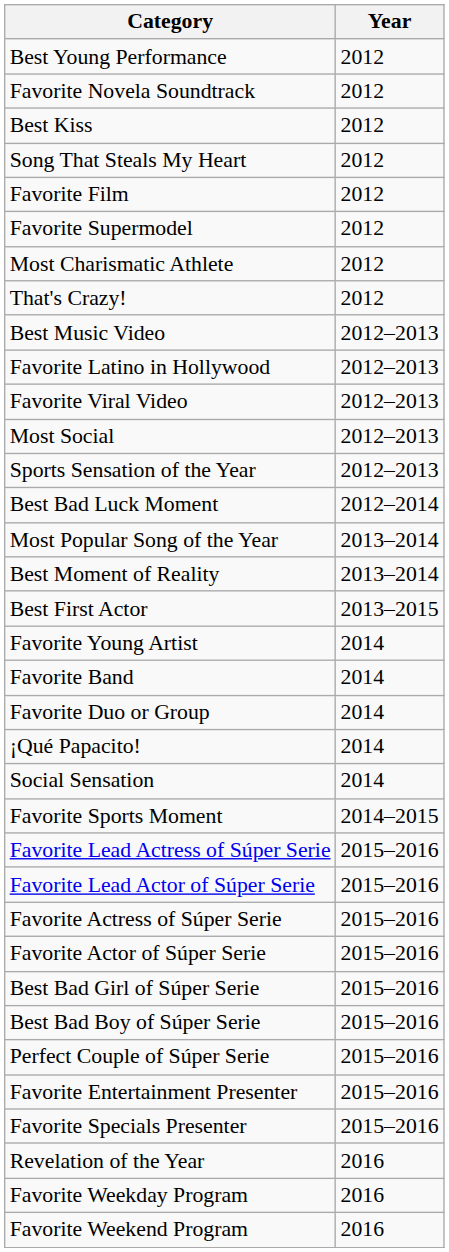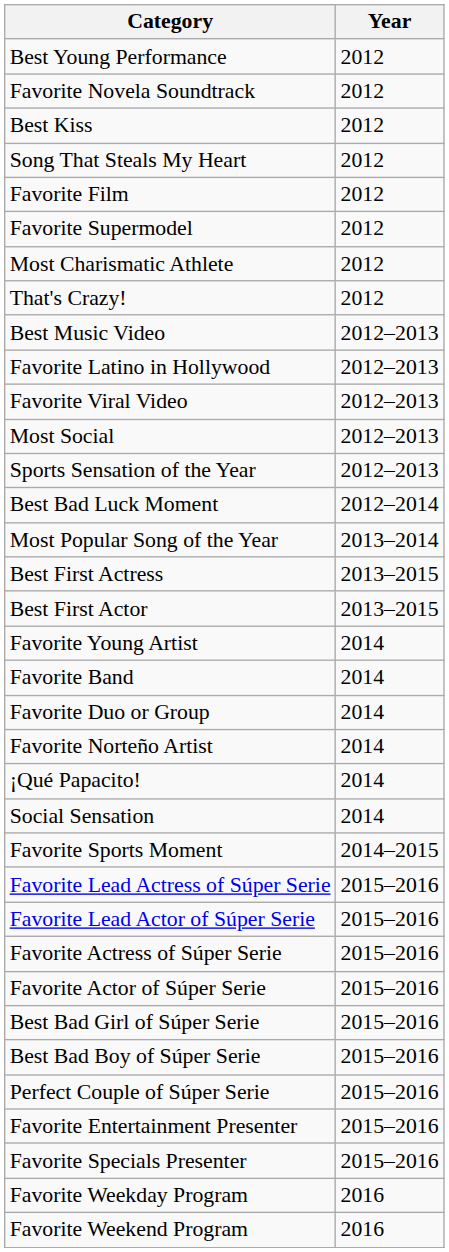- row: (115, 573)
+ row: (86, 573)
+ row: (111, 746)
- row: (107, 1160)
